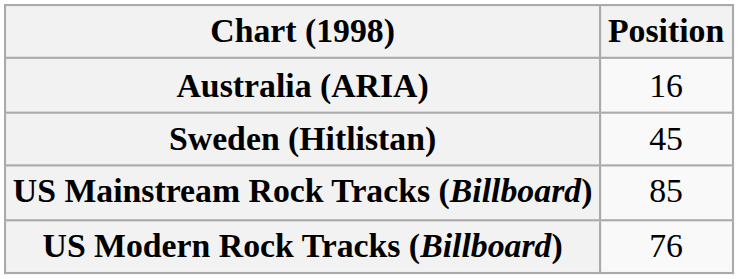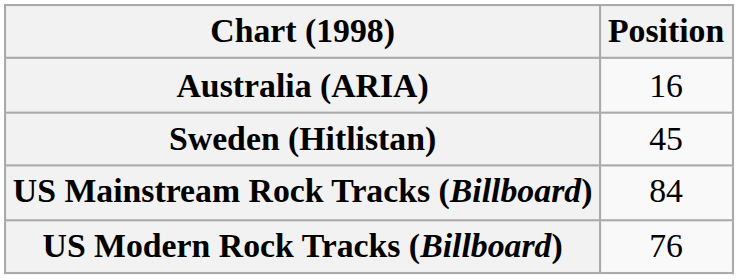(666, 191) 85 -> (666, 191) 84
